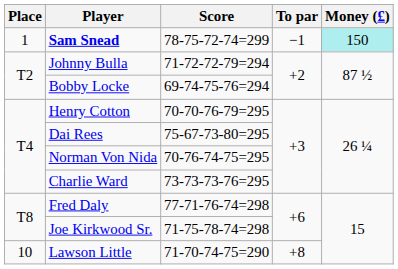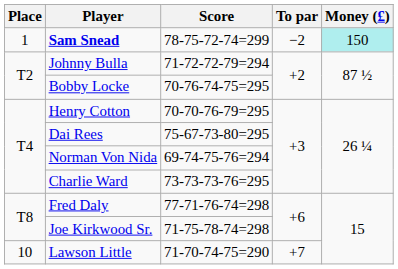(297, 39) −1 -> (297, 39) −2
(217, 87) 69-74-75-76=294 -> (217, 87) 70-76-74-75=295
(217, 157) 70-76-74-75=295 -> (217, 157) 69-74-75-76=294
(297, 252) +8 -> (297, 252) +7
